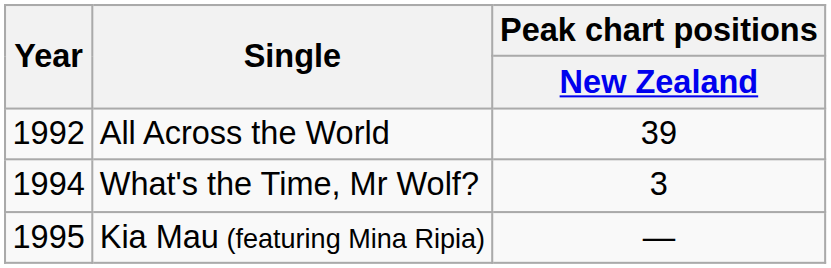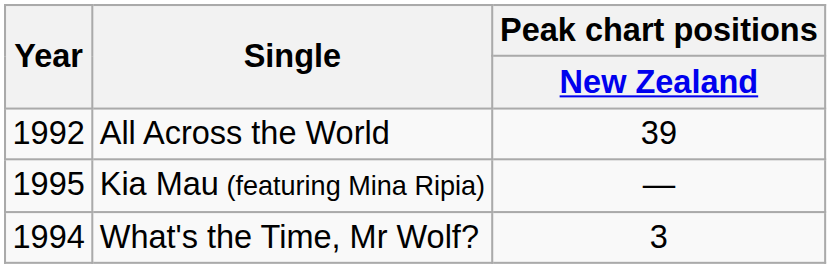rows swapped: (289, 184) <-> (292, 236)
